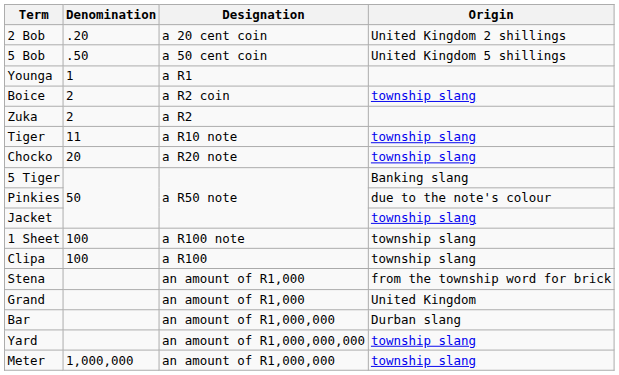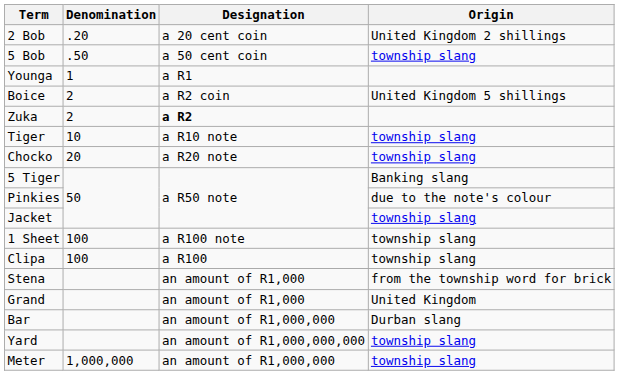(469, 55) United Kingdom 5 shillings -> (424, 55) township slang
(424, 96) township slang -> (469, 96) United Kingdom 5 shillings
(177, 116) normal -> (177, 116) bold
(74, 137) 11 -> (74, 137) 10
